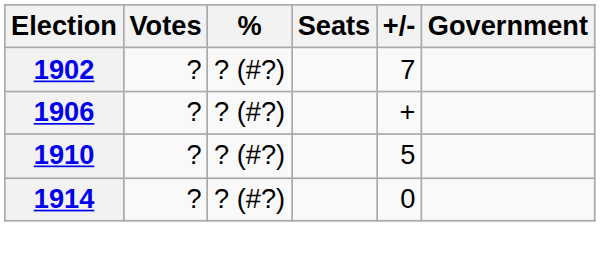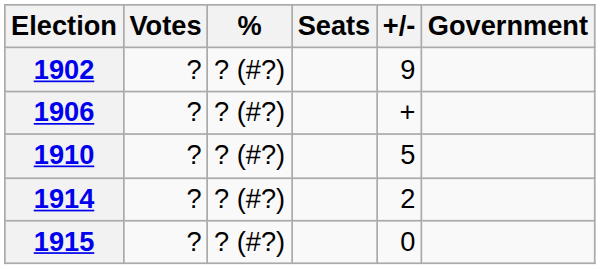(408, 69) 7 -> (408, 69) 9
(408, 198) 0 -> (408, 198) 2
+ row: (64, 241)
